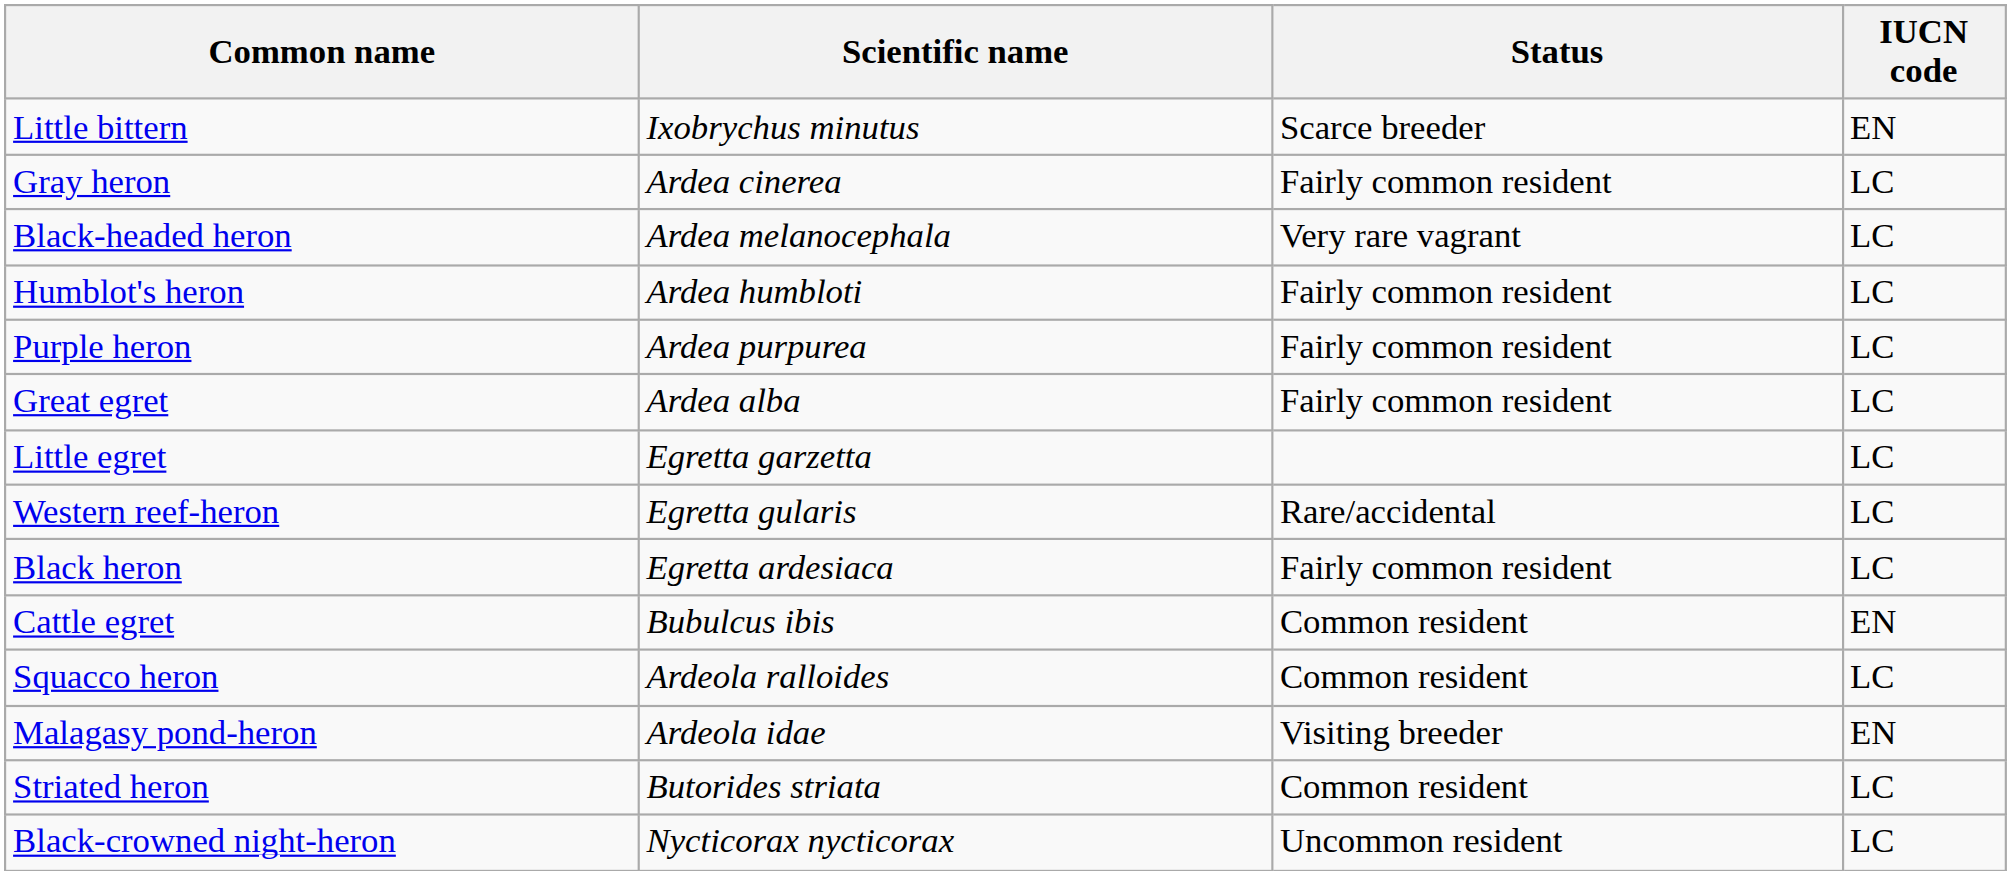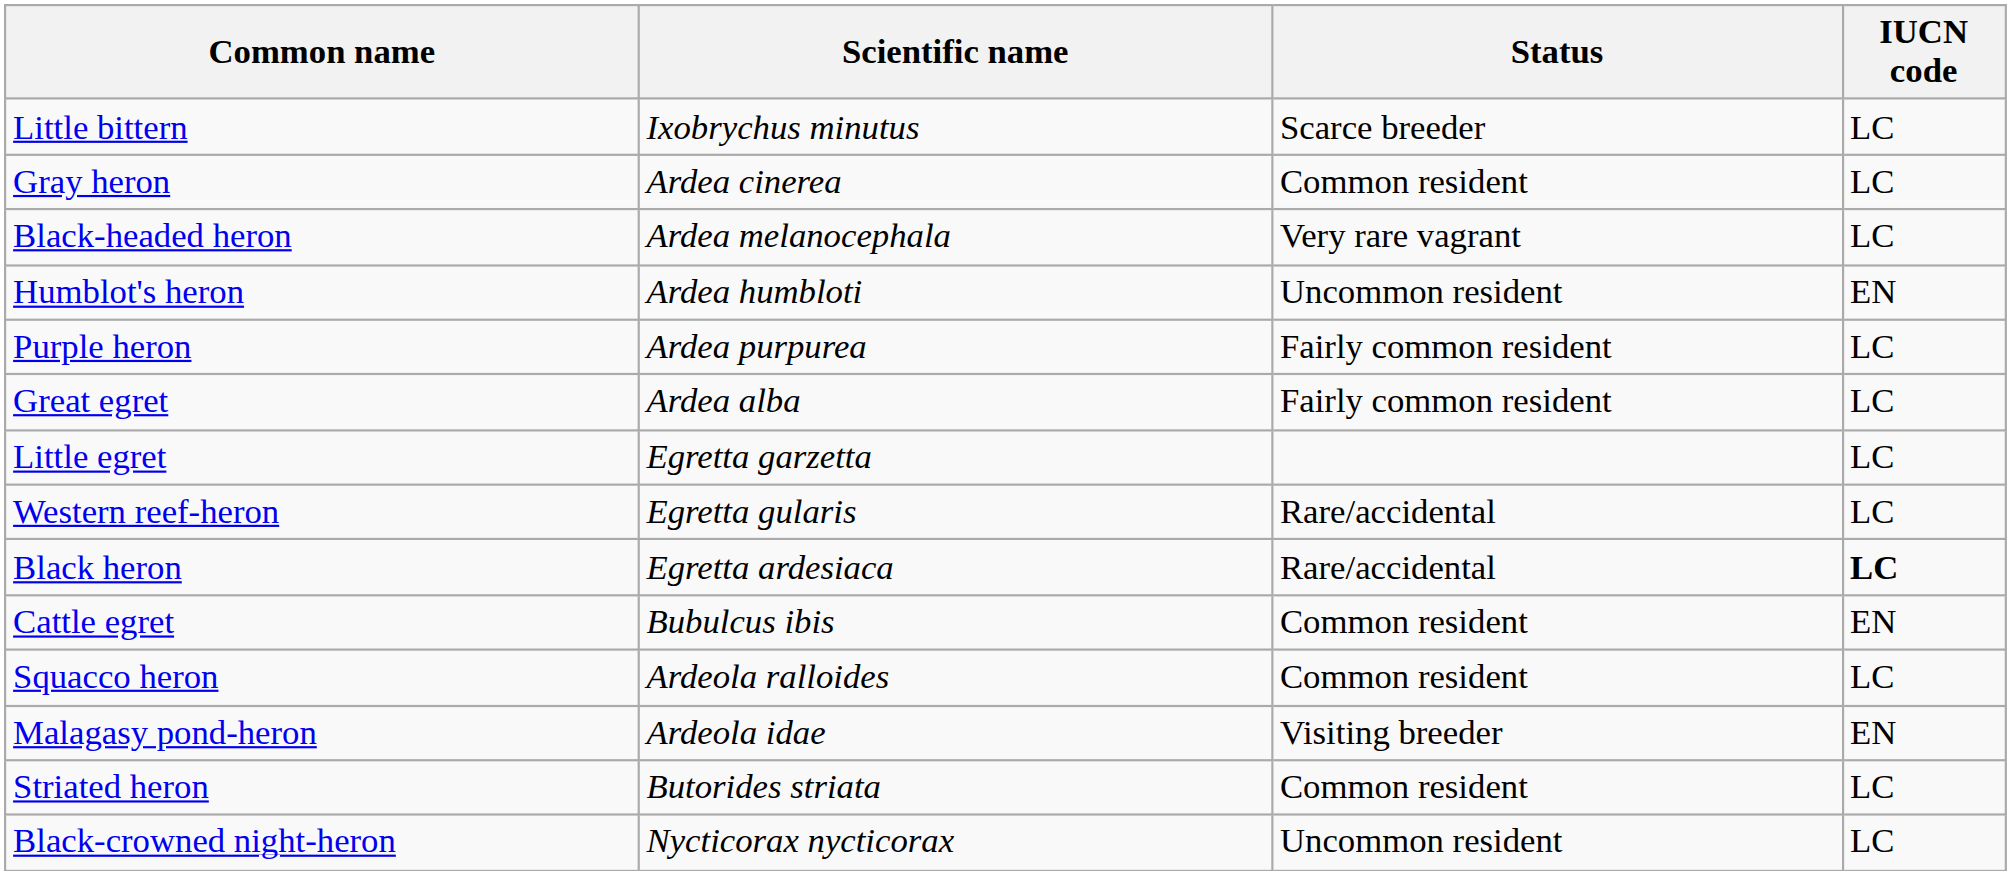(1873, 126) EN -> (1872, 126) LC
(1446, 181) Fairly common resident -> (1404, 181) Common resident
(1446, 291) Fairly common resident -> (1421, 291) Uncommon resident
(1872, 291) LC -> (1873, 291) EN
(1446, 566) Fairly common resident -> (1388, 566) Rare/accidental
(1872, 566) normal -> (1874, 566) bold
